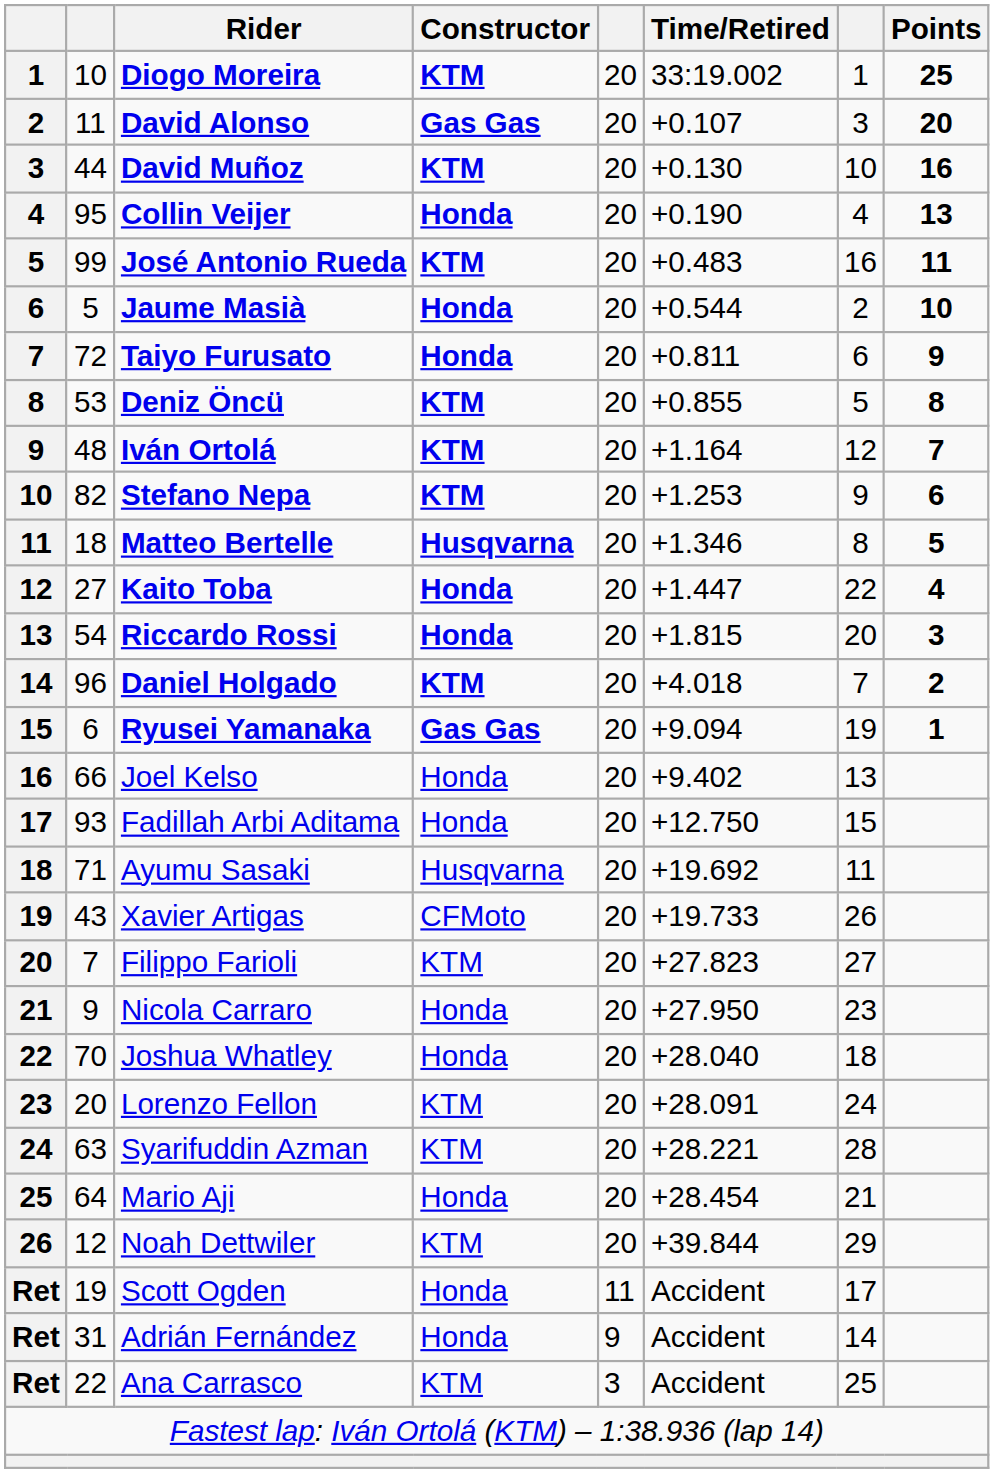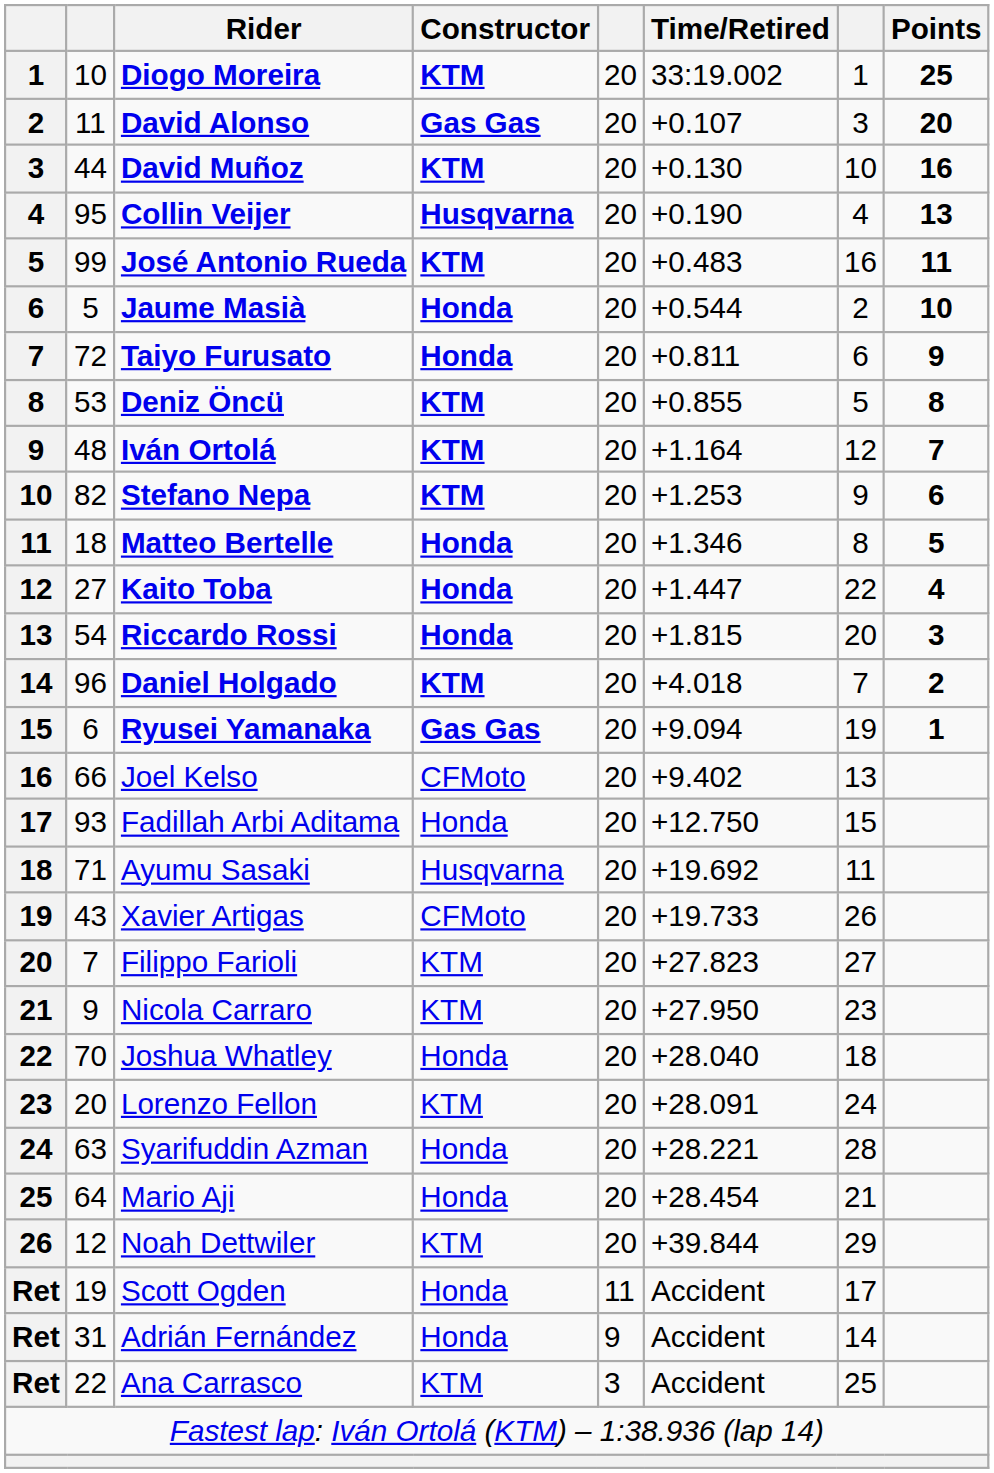(466, 215) Honda -> (497, 215) Husqvarna
(497, 542) Husqvarna -> (466, 542) Honda
(464, 776) Honda -> (473, 776) CFMoto
(464, 1009) Honda -> (452, 1009) KTM
(452, 1150) KTM -> (464, 1150) Honda
